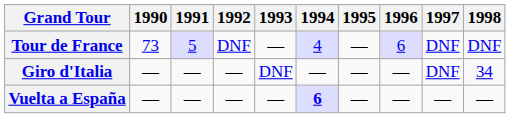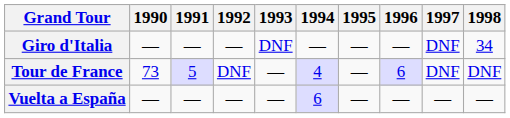rows swapped: (67, 71) <-> (67, 44)
(317, 98) bold -> (317, 98) normal
